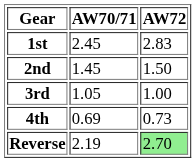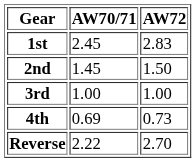(86, 93) 1.05 -> (86, 93) 1.00
(86, 143) 2.19 -> (86, 143) 2.22
(157, 143) lightgreen background -> (157, 143) no background
